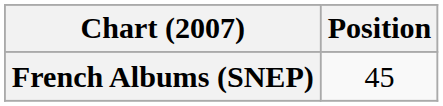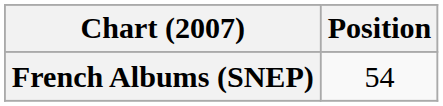(380, 76) 45 -> (380, 76) 54
